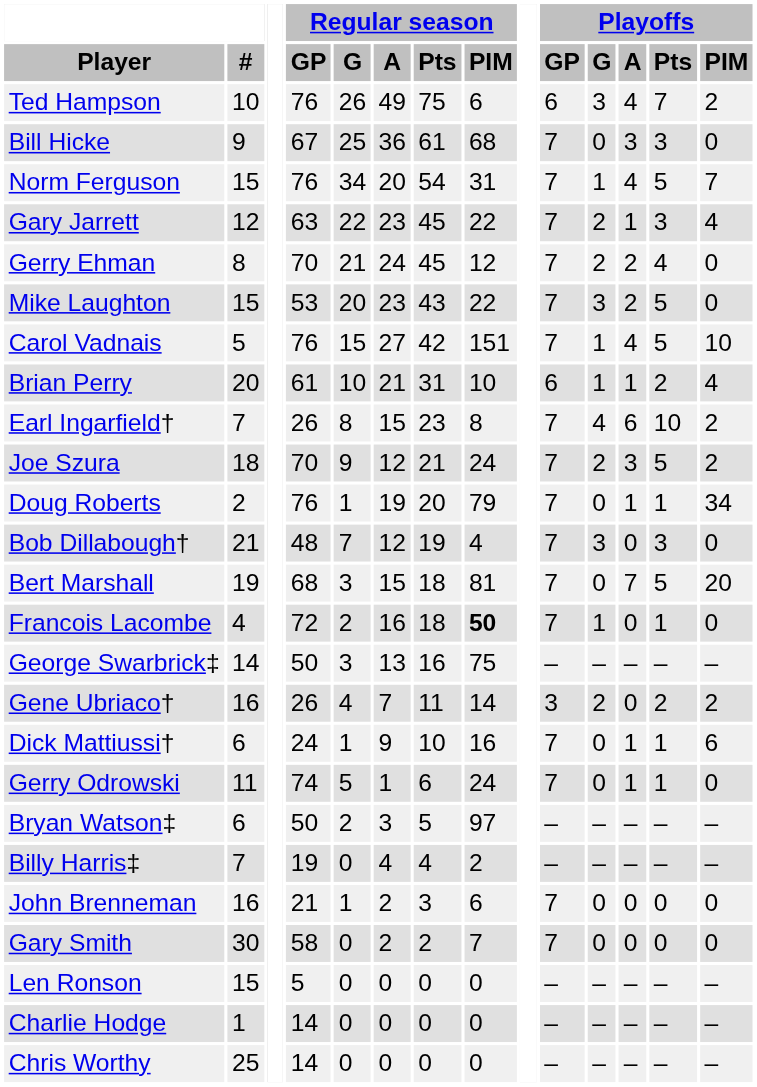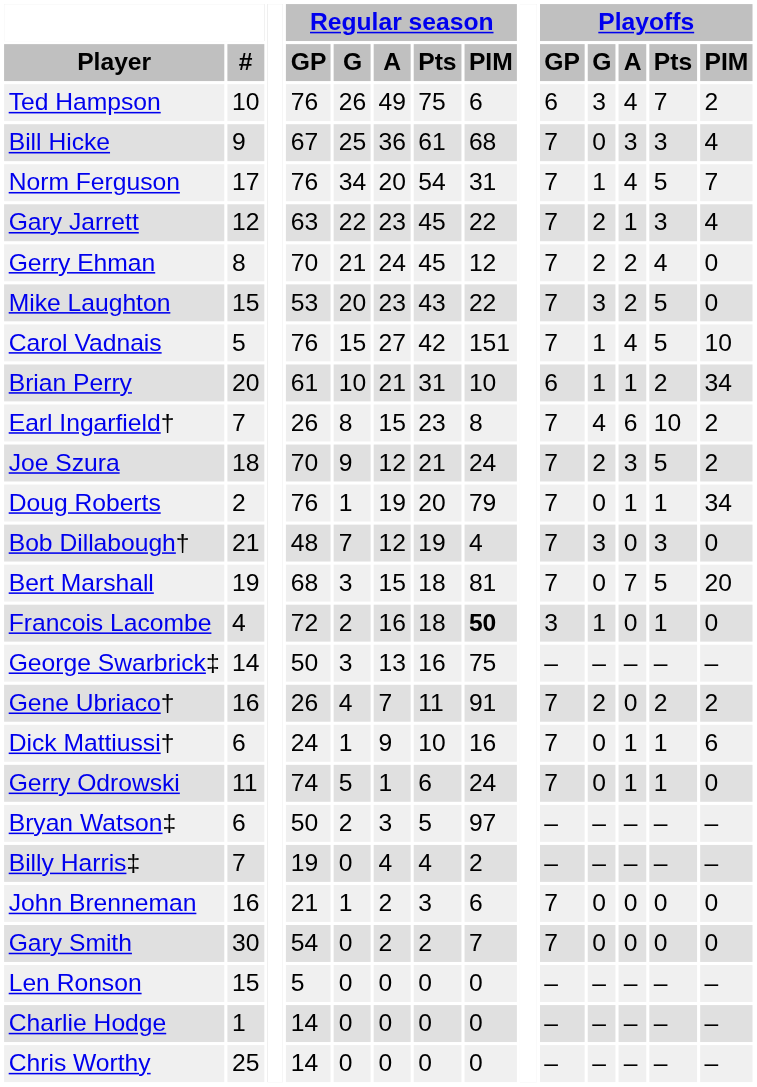(711, 142) 0 -> (711, 142) 4
(246, 182) 15 -> (246, 182) 17
(711, 382) 4 -> (718, 382) 34
(551, 622) 7 -> (551, 622) 3
(483, 702) 14 -> (483, 702) 91
(551, 702) 3 -> (551, 702) 7
(305, 943) 58 -> (305, 943) 54
